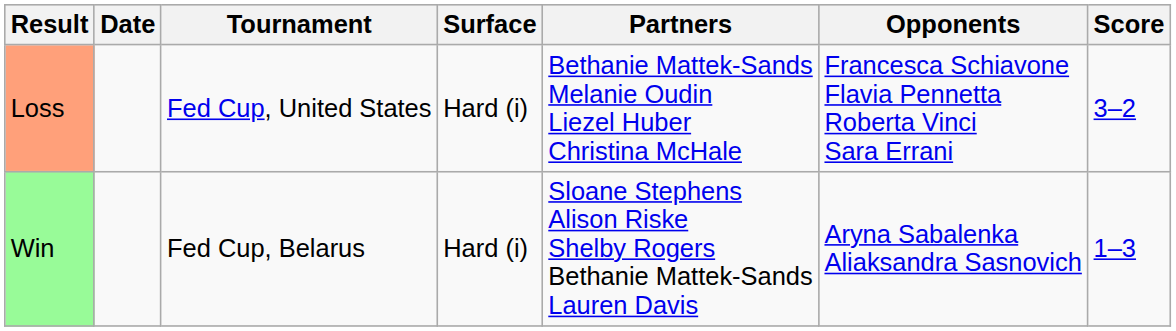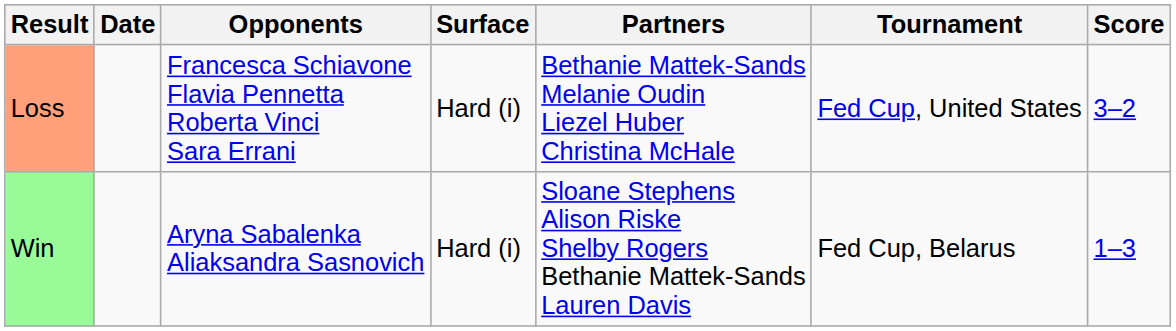columns swapped: (299, 24) <-> (953, 24)
